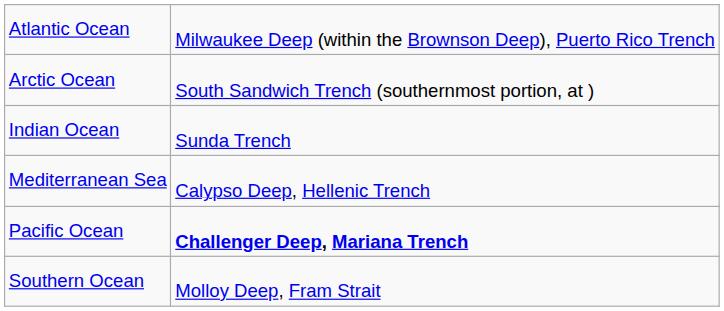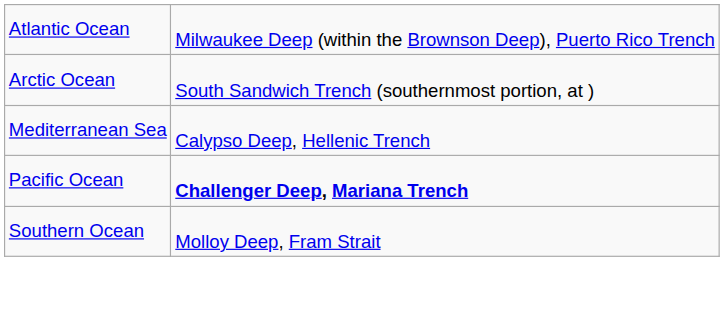- row: (64, 130)
